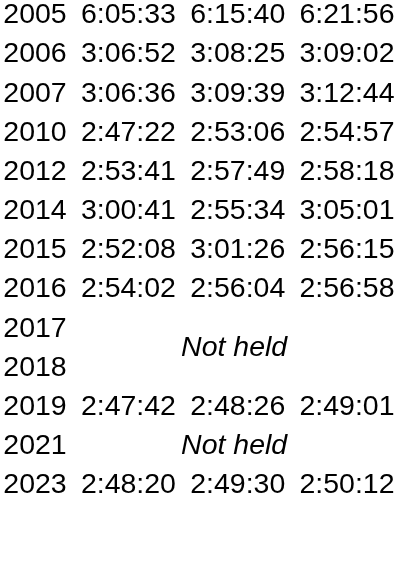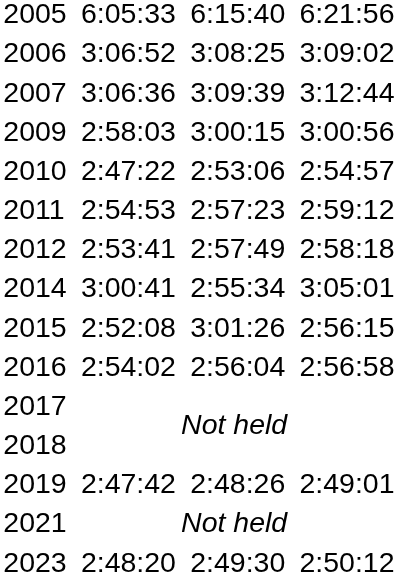+ row: (35, 131)
+ row: (34, 209)
